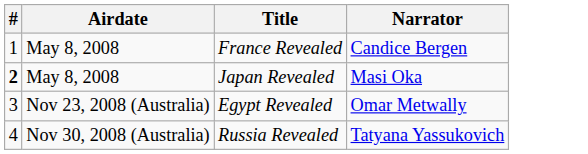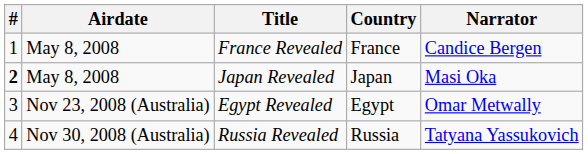+ column: (383, 18)
